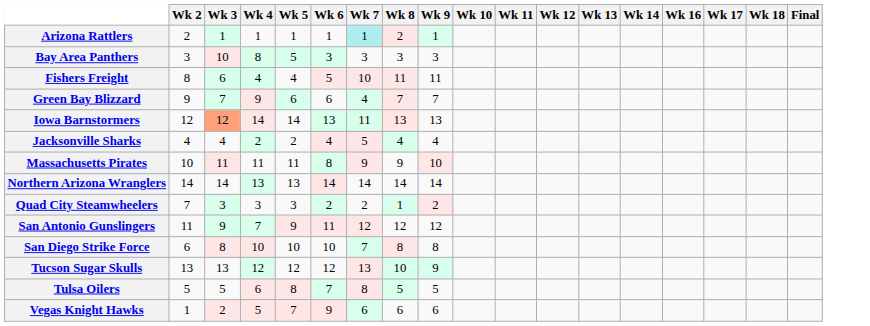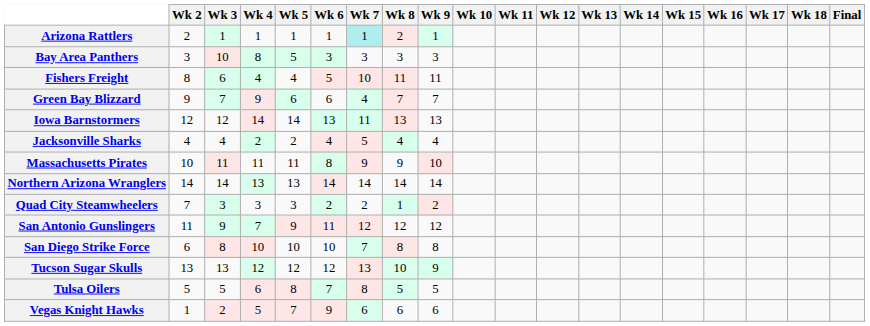+ column: (683, 14)
(222, 120) lightsalmon background -> (222, 120) no background
